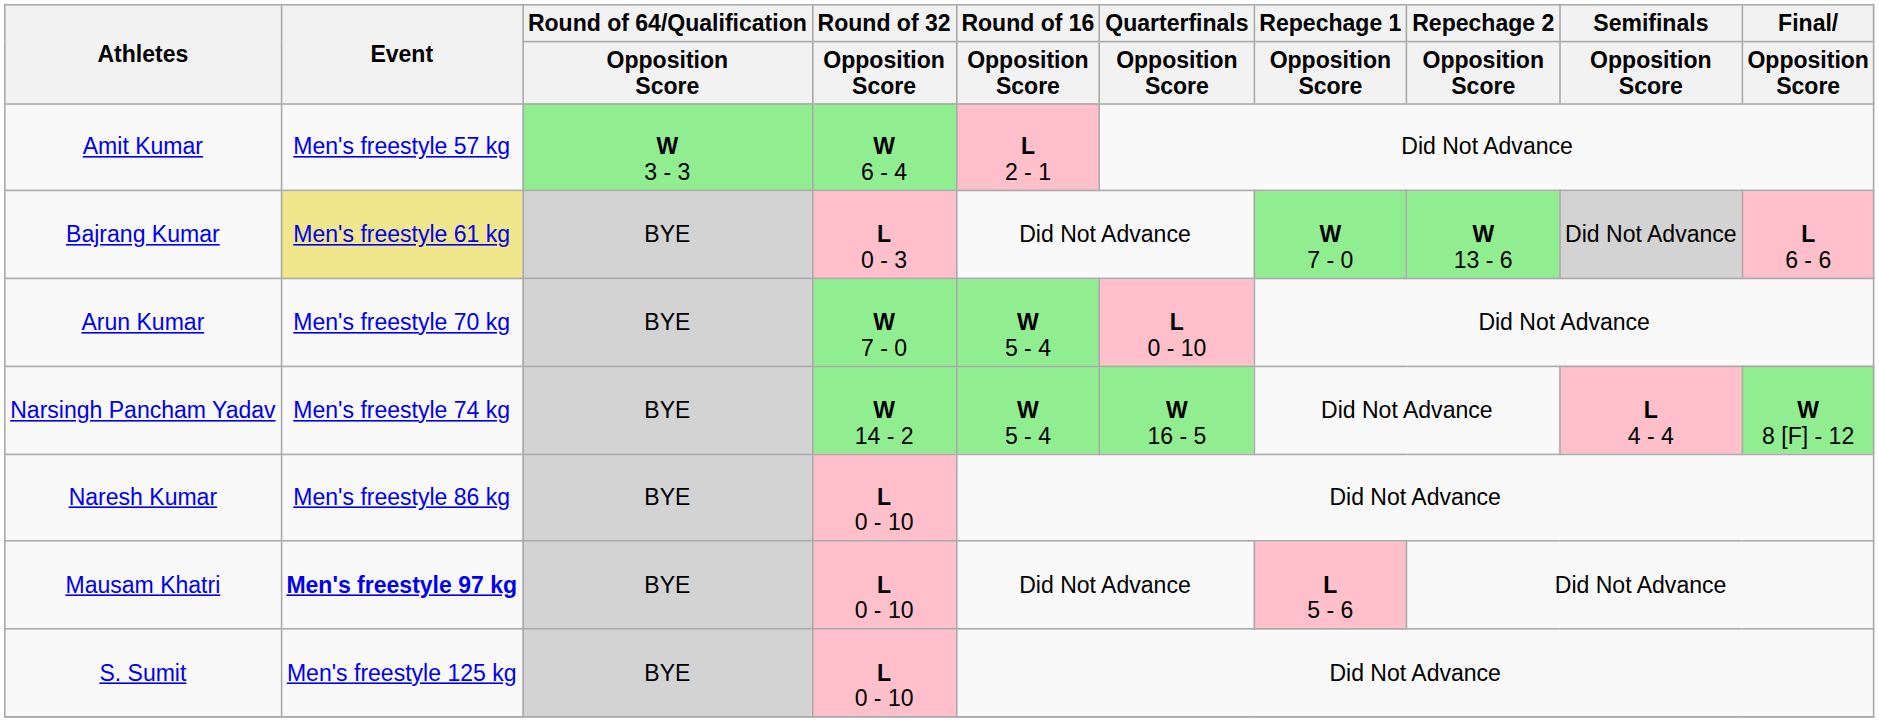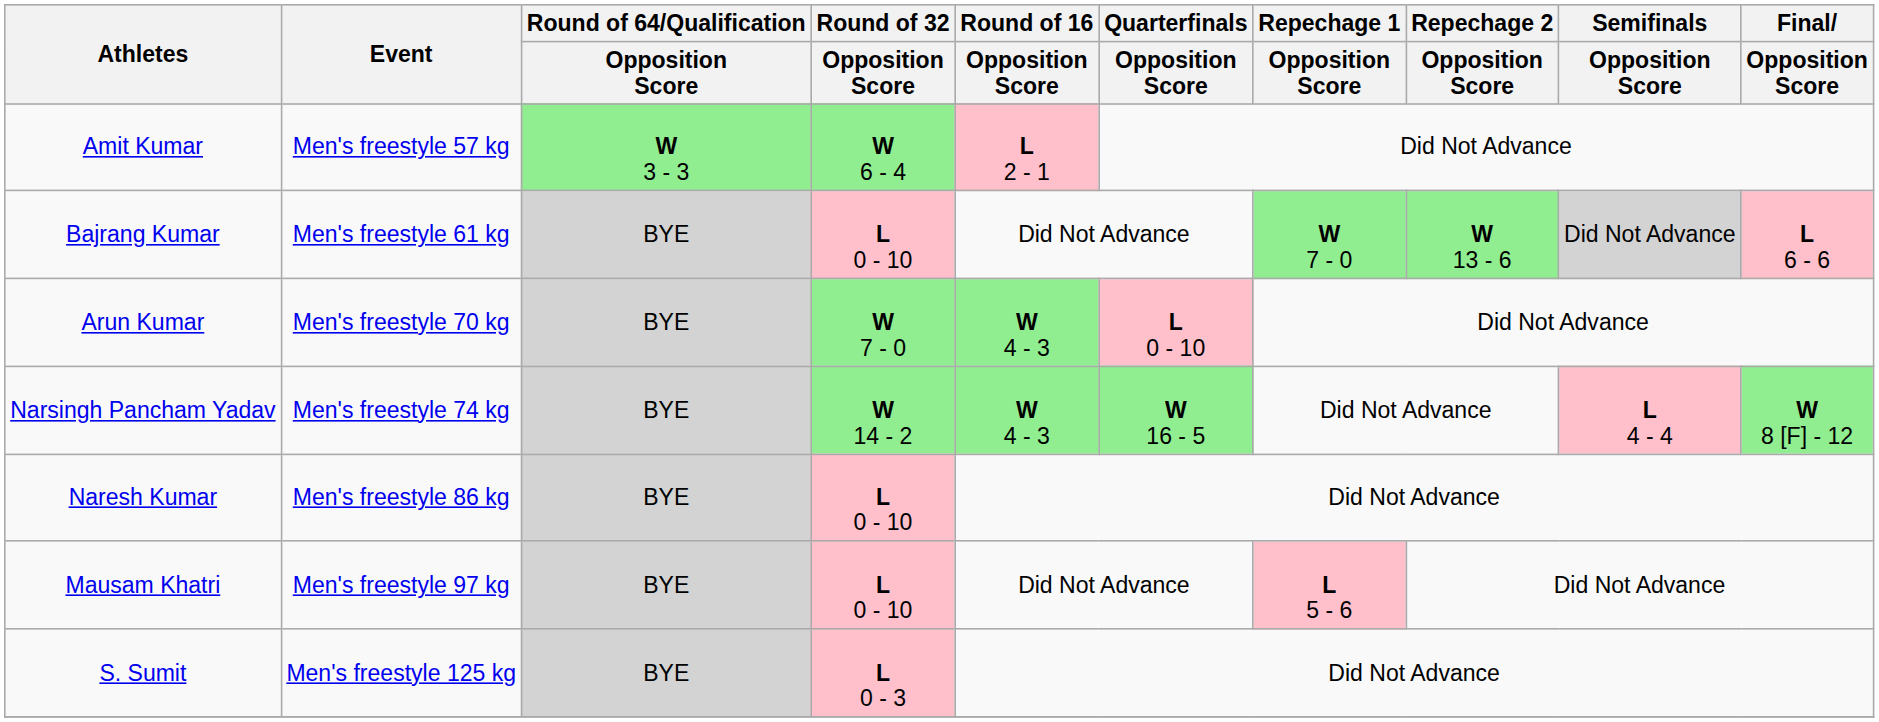(402, 235) khaki background -> (401, 235) no background
(884, 248) L 0 - 3 -> (883, 248) L 0 - 10
(1028, 335) W 5 - 4 -> (1027, 335) W 4 - 3
(1028, 423) W 5 - 4 -> (1027, 423) W 4 - 3
(402, 585) bold -> (401, 585) normal
(884, 686) L 0 - 10 -> (883, 686) L 0 - 3
